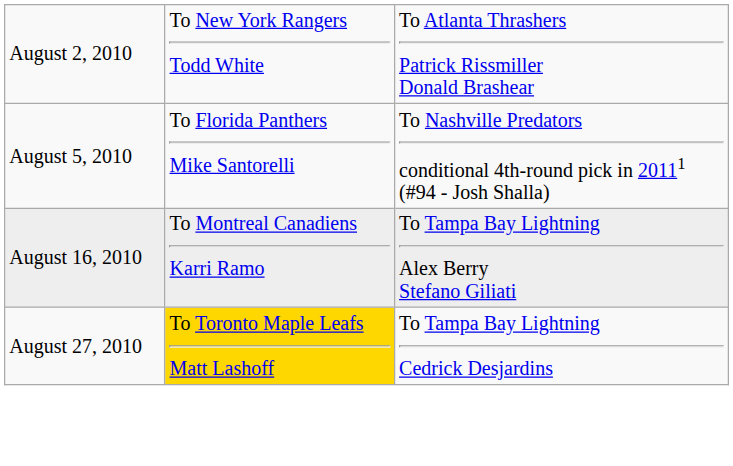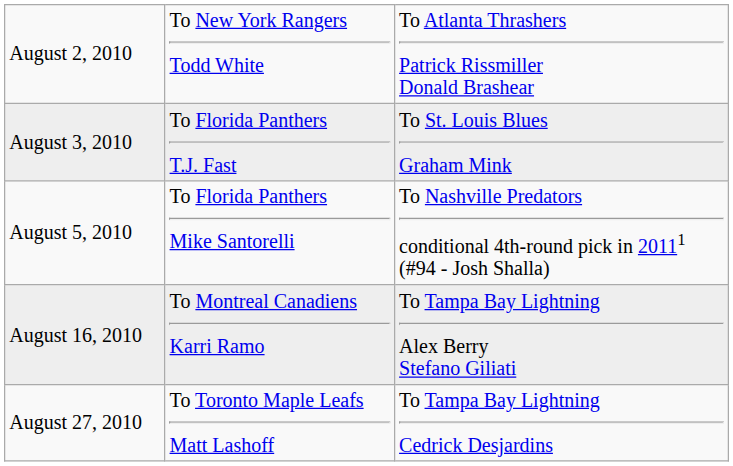+ row: (71, 142)
(280, 345) gold background -> (280, 422) no background
